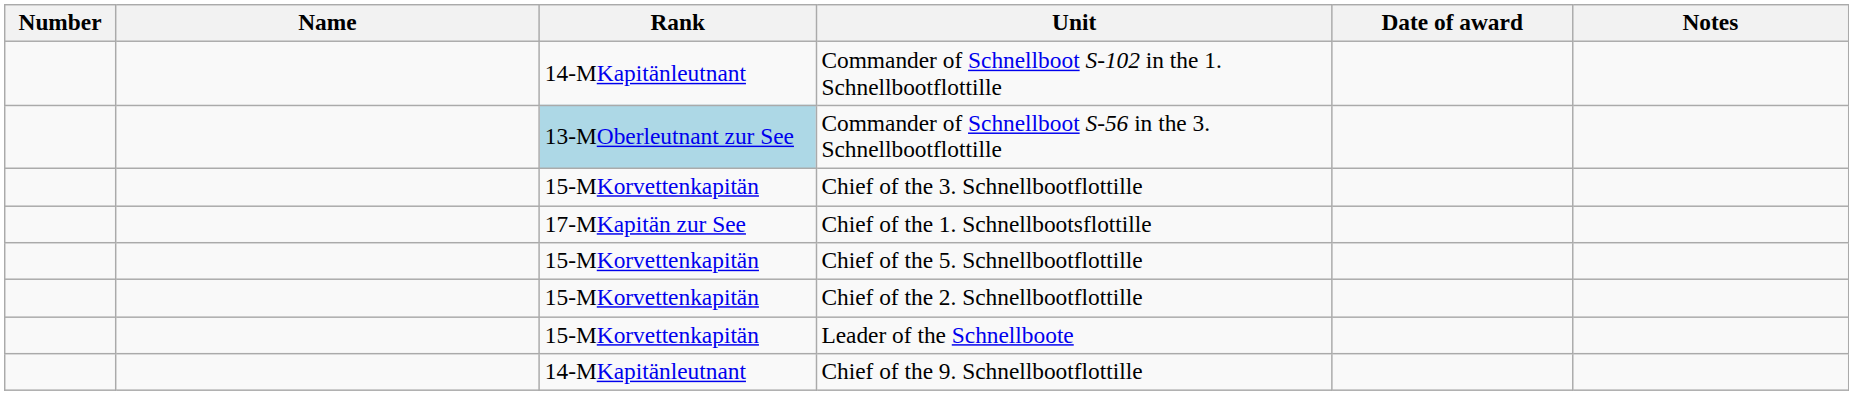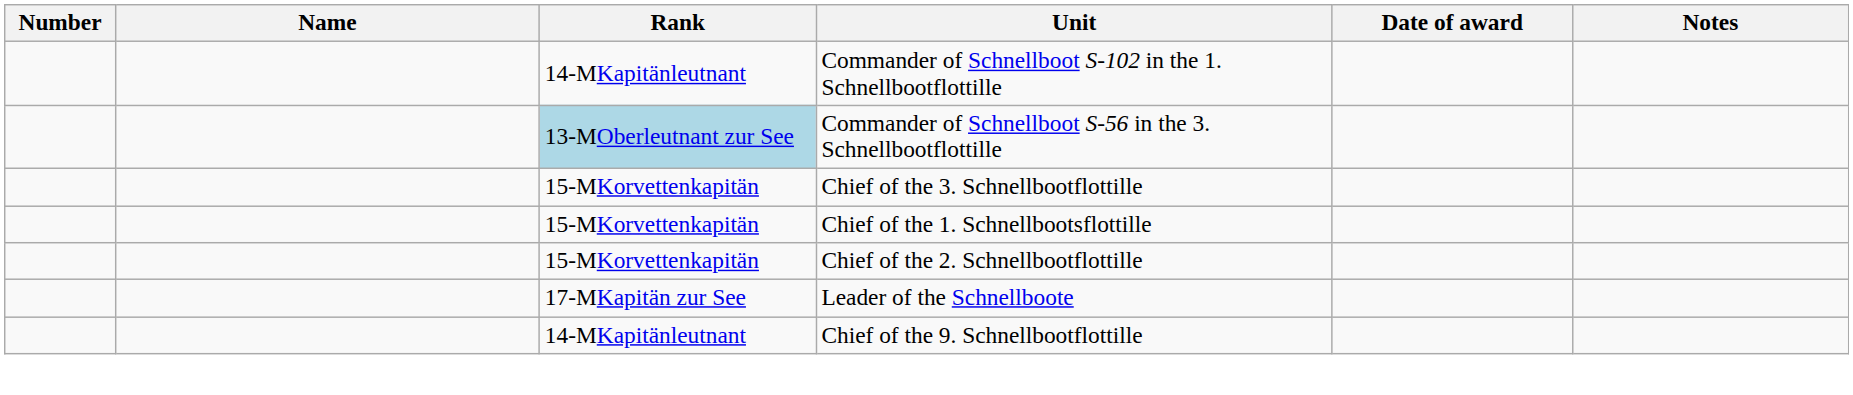(645, 223) 17-MKapitän zur See -> (652, 223) 15-MKorvettenkapitän
- row: (982, 260)
(652, 334) 15-MKorvettenkapitän -> (645, 297) 17-MKapitän zur See
